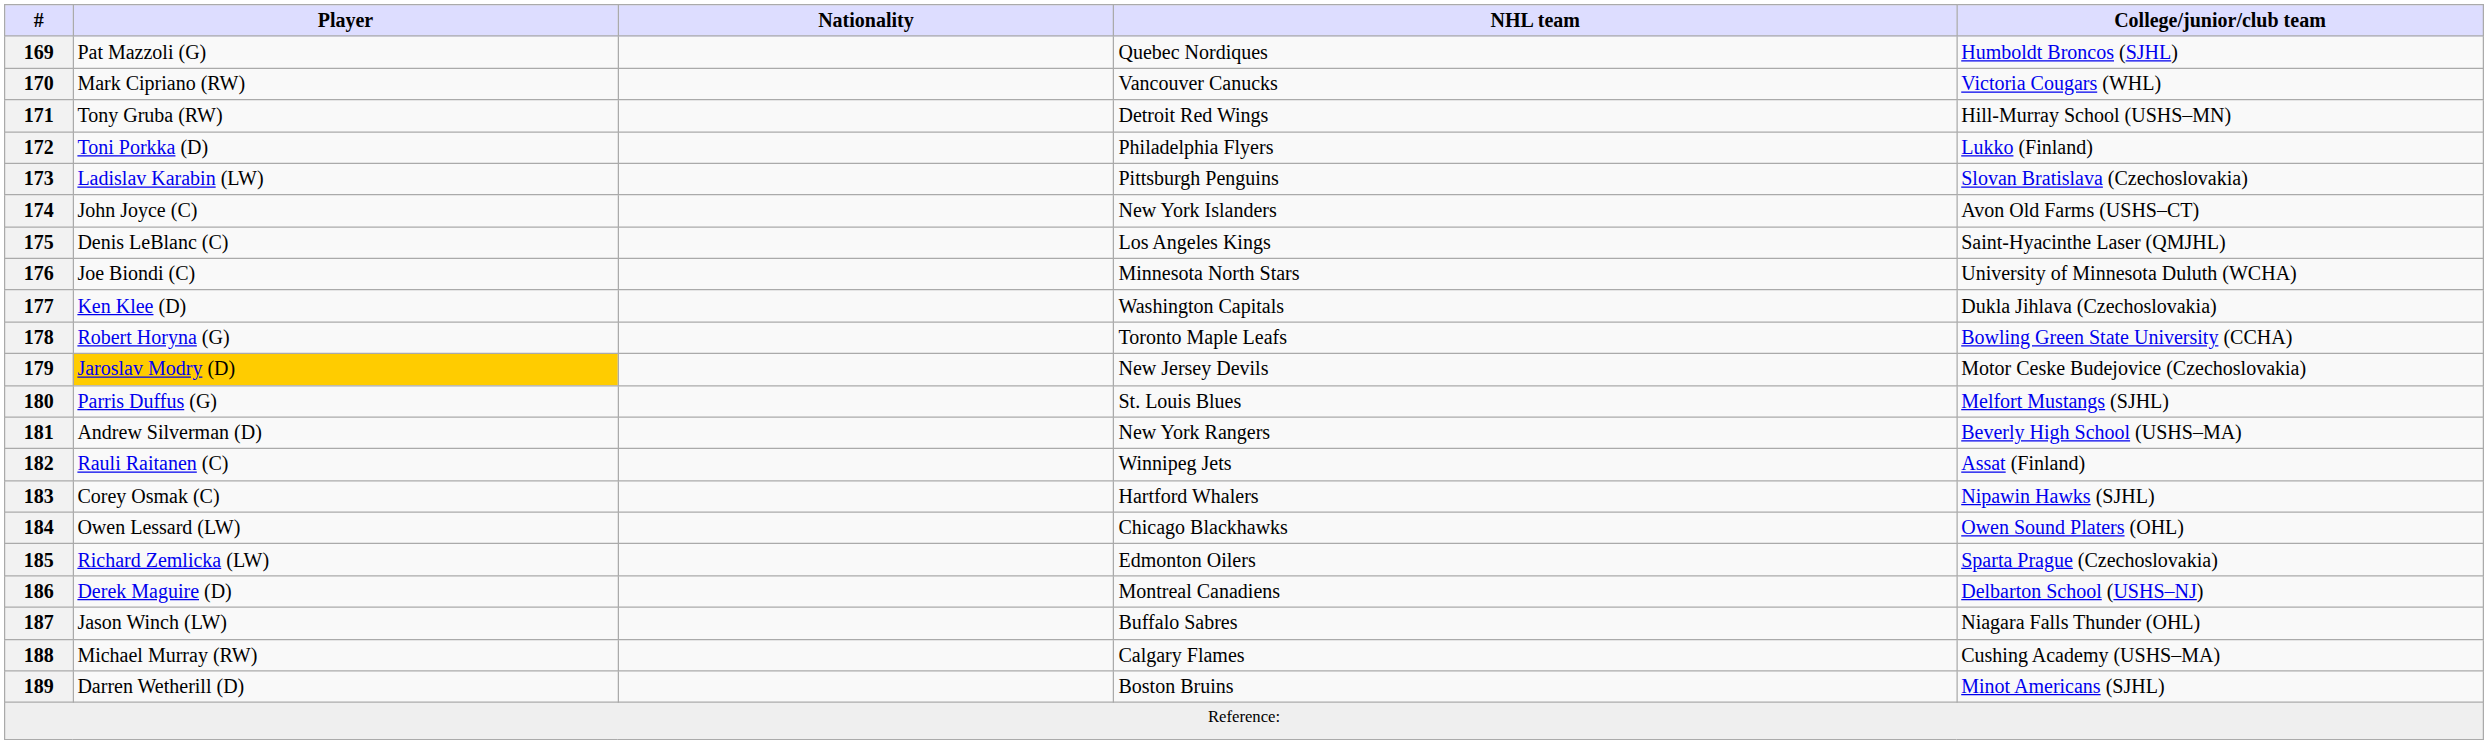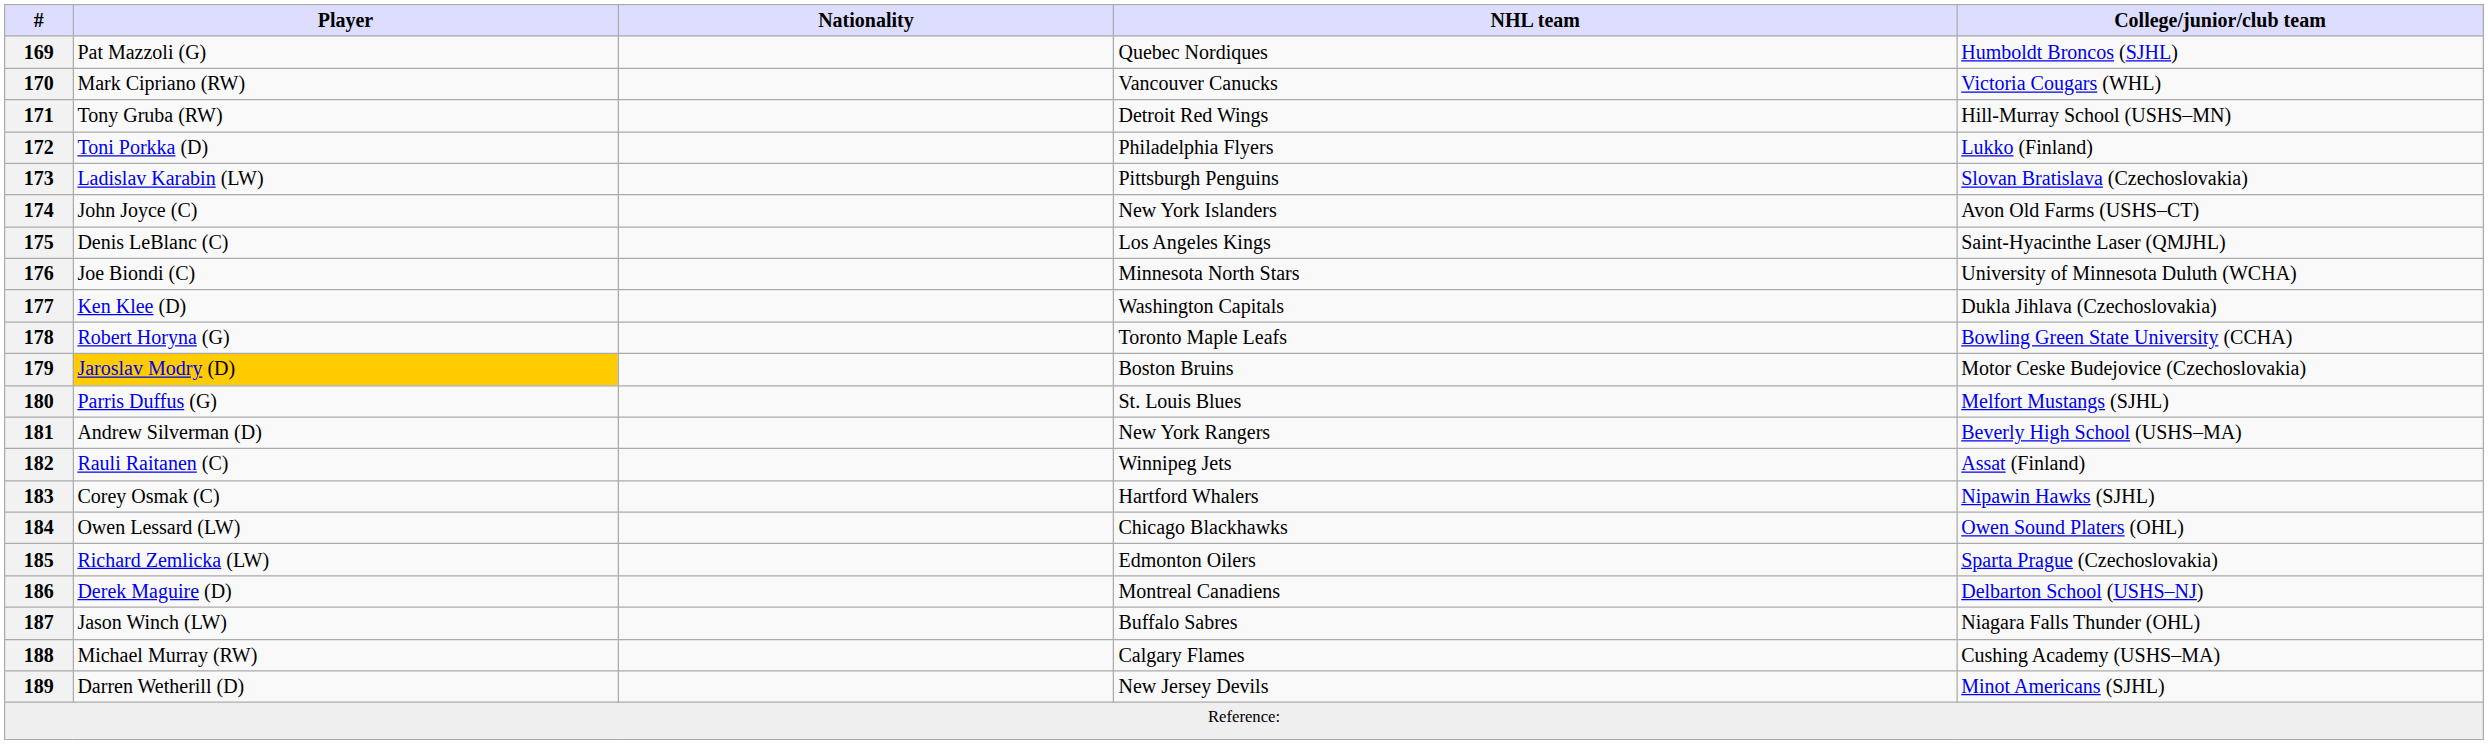(1193, 369) New Jersey Devils -> (1176, 369) Boston Bruins
(1176, 686) Boston Bruins -> (1193, 686) New Jersey Devils
